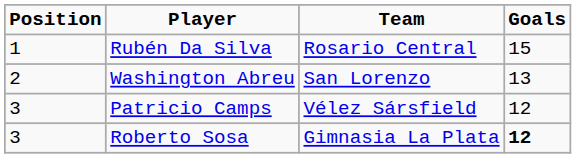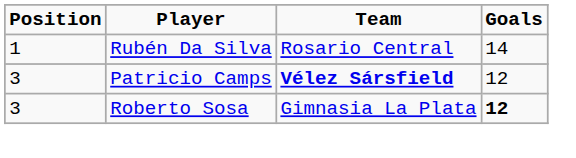(520, 49) 15 -> (497, 49) 14
- row: (203, 79)
(390, 108) normal -> (367, 79) bold
